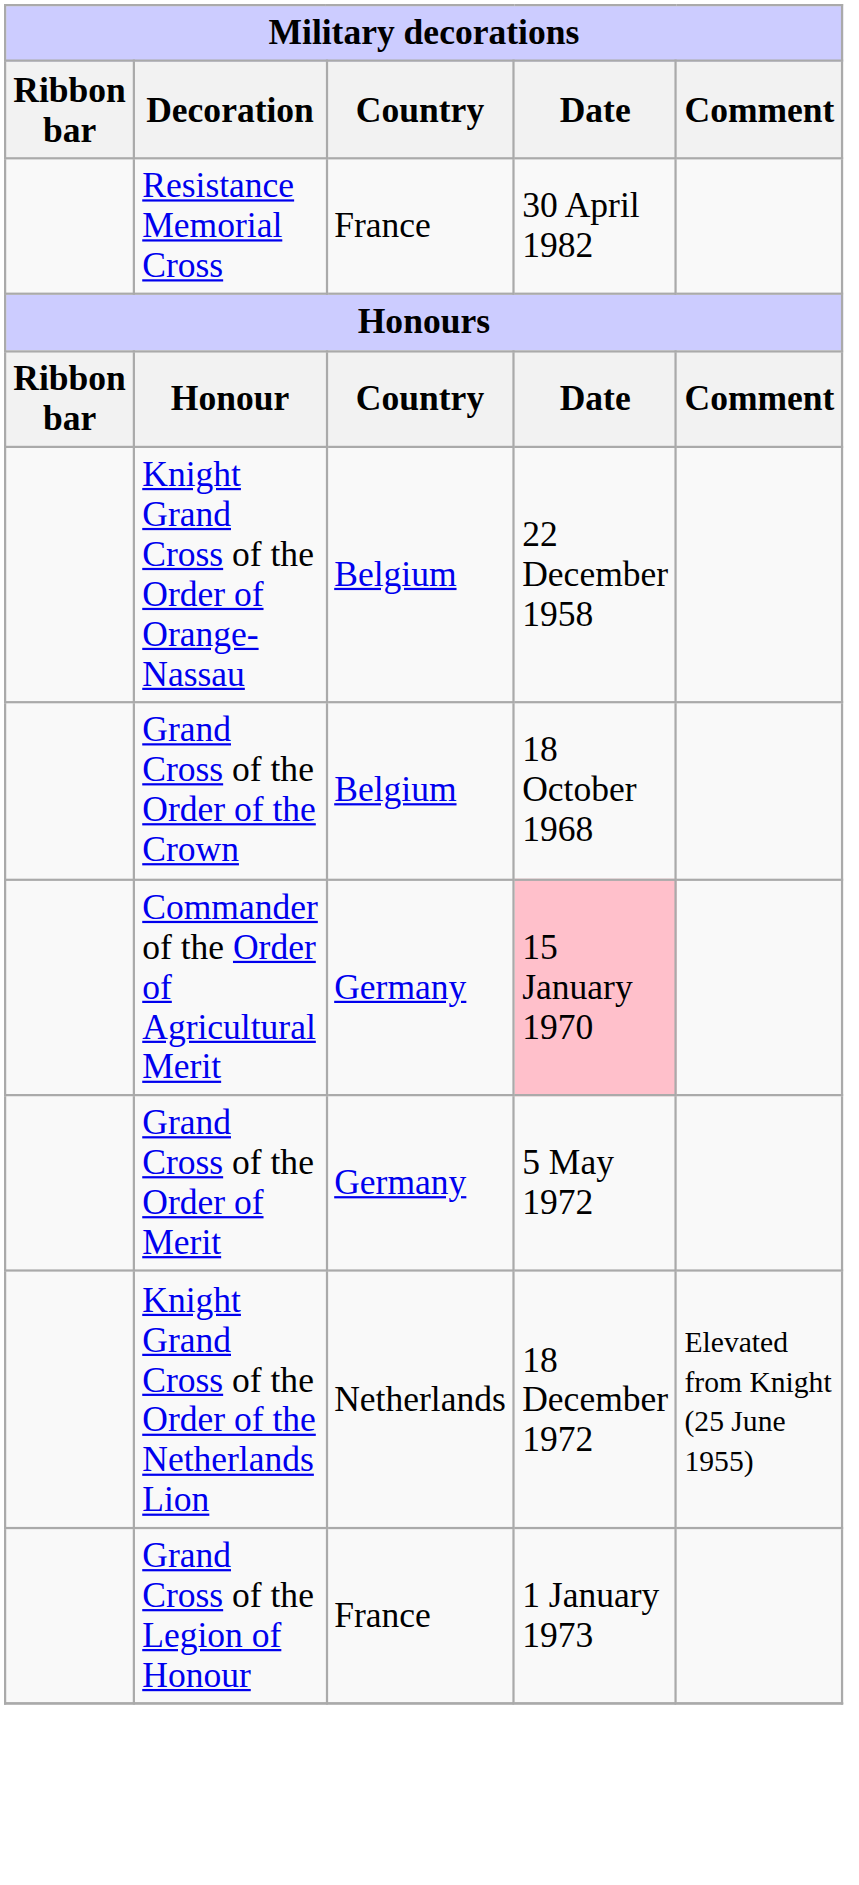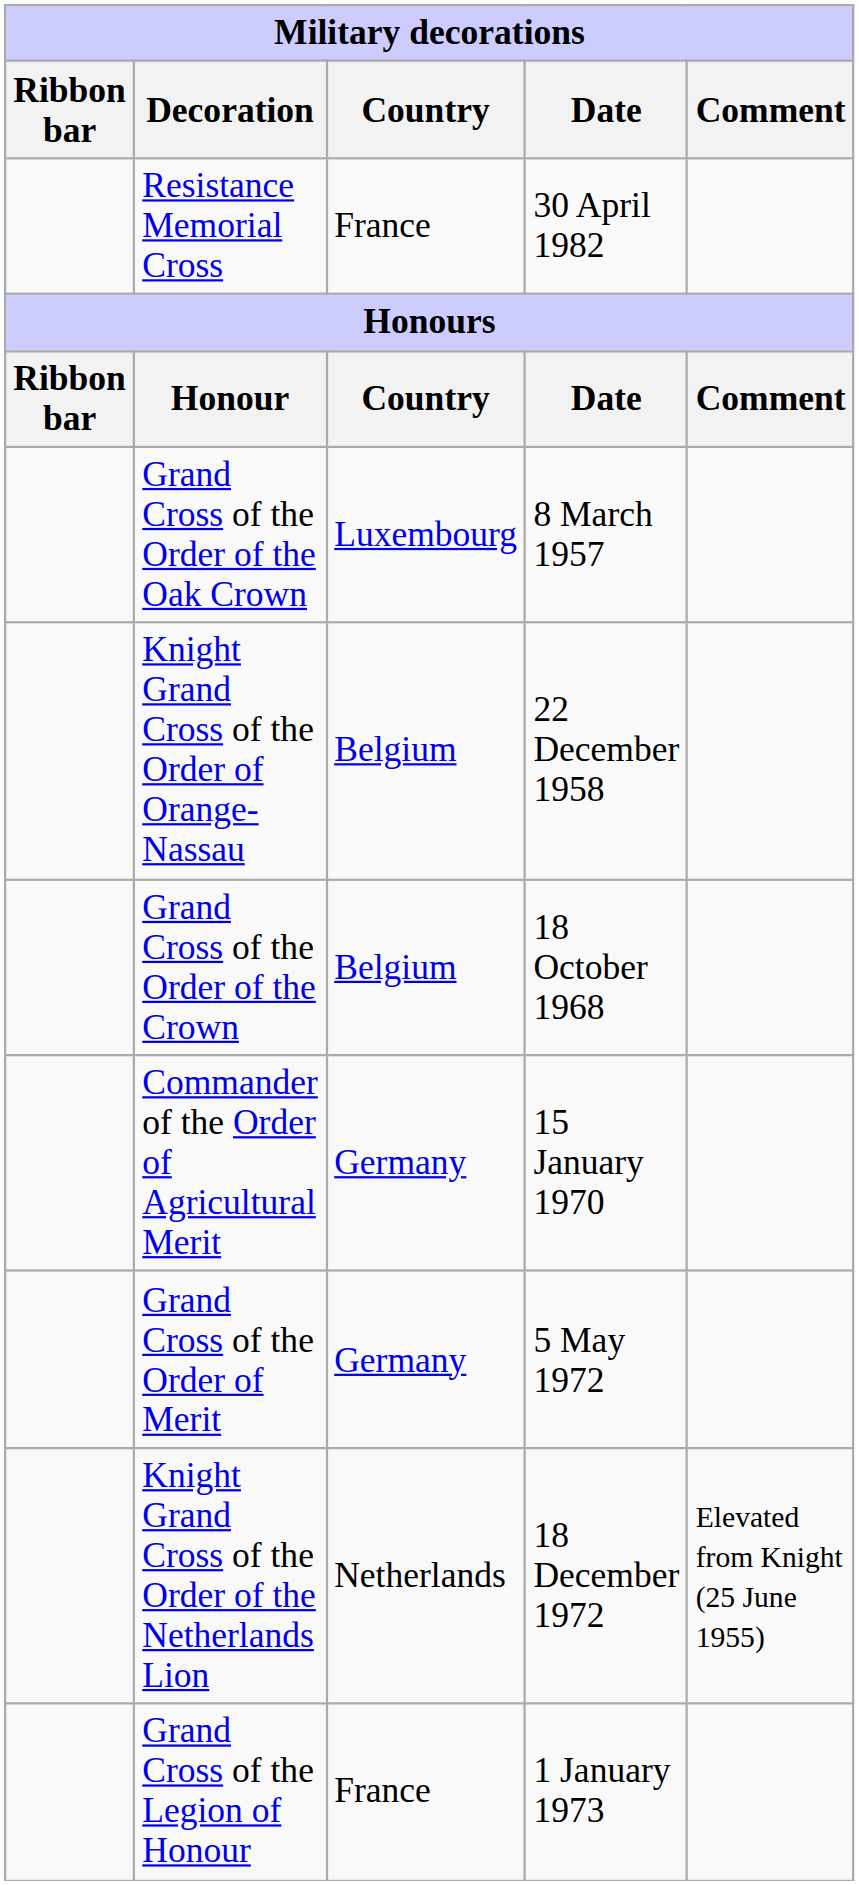+ row: (229, 534)
(577, 986) pink background -> (589, 1162) no background
